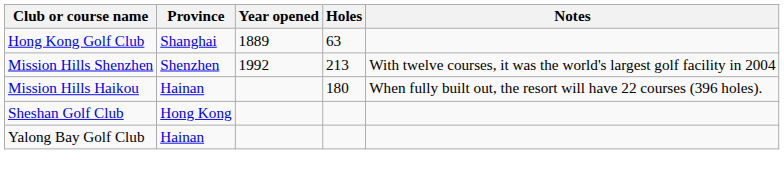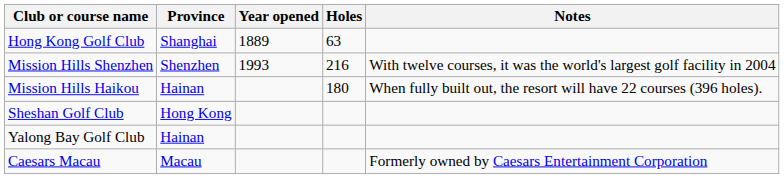(254, 64) 1992 -> (254, 64) 1993
(337, 64) 213 -> (337, 64) 216
+ row: (54, 161)
